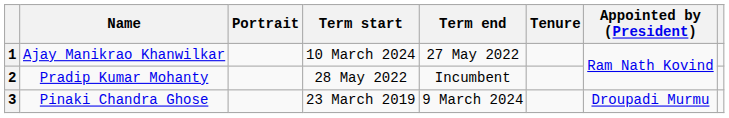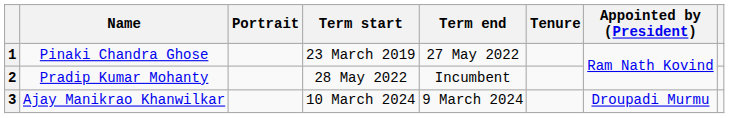(124, 55) Ajay Manikrao Khanwilkar -> (124, 55) Pinaki Chandra Ghose
(361, 55) 10 March 2024 -> (361, 55) 23 March 2019
(124, 101) Pinaki Chandra Ghose -> (124, 101) Ajay Manikrao Khanwilkar
(361, 101) 23 March 2019 -> (361, 101) 10 March 2024
